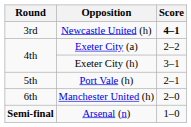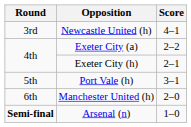(172, 30) bold -> (172, 30) normal
(172, 63) 3–1 -> (172, 63) 2–1
(172, 80) 2–1 -> (172, 80) 3–1
